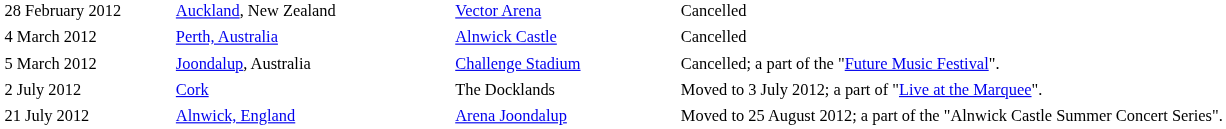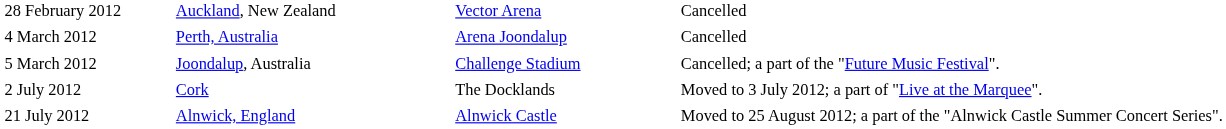(506, 37) Alnwick Castle -> (511, 37) Arena Joondalup
(511, 115) Arena Joondalup -> (506, 115) Alnwick Castle
